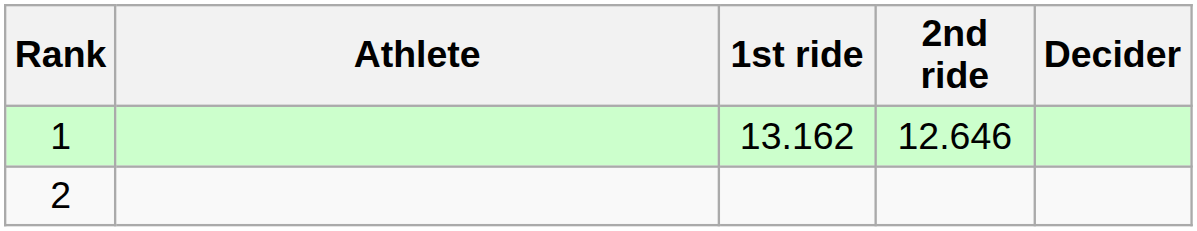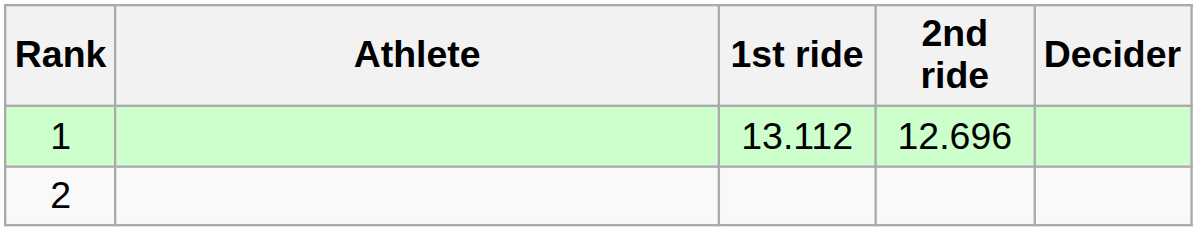(797, 135) 13.162 -> (797, 135) 13.112
(955, 135) 12.646 -> (955, 135) 12.696
